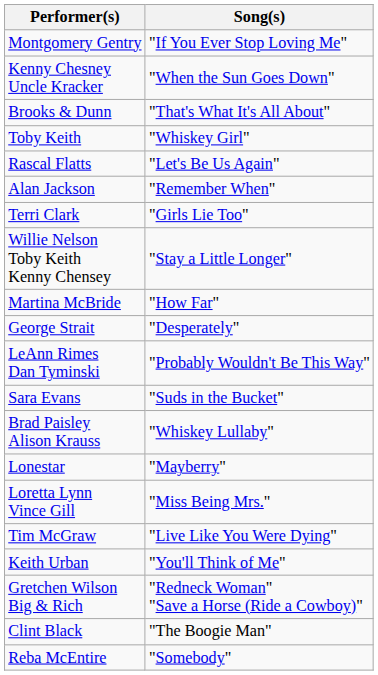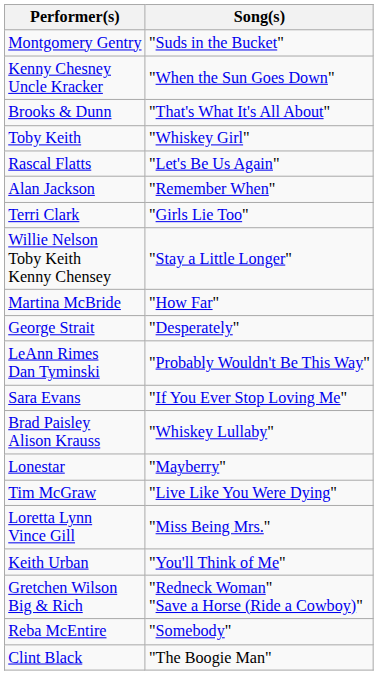(248, 42) "If You Ever Stop Loving Me" -> (216, 42) "Suds in the Bucket"
(216, 397) "Suds in the Bucket" -> (248, 397) "If You Ever Stop Loving Me"
rows swapped: (52, 536) <-> (50, 501)
rows swapped: (57, 657) <-> (45, 631)
